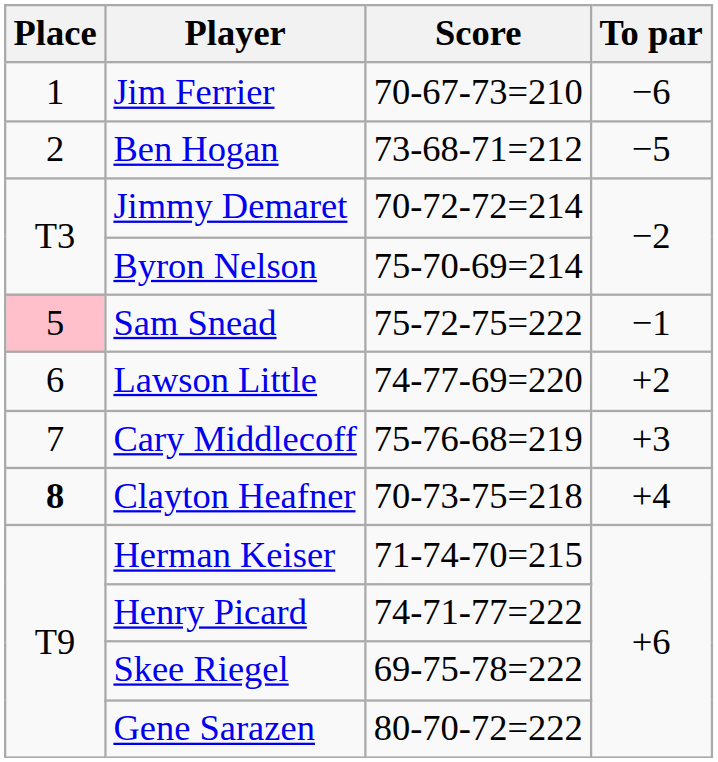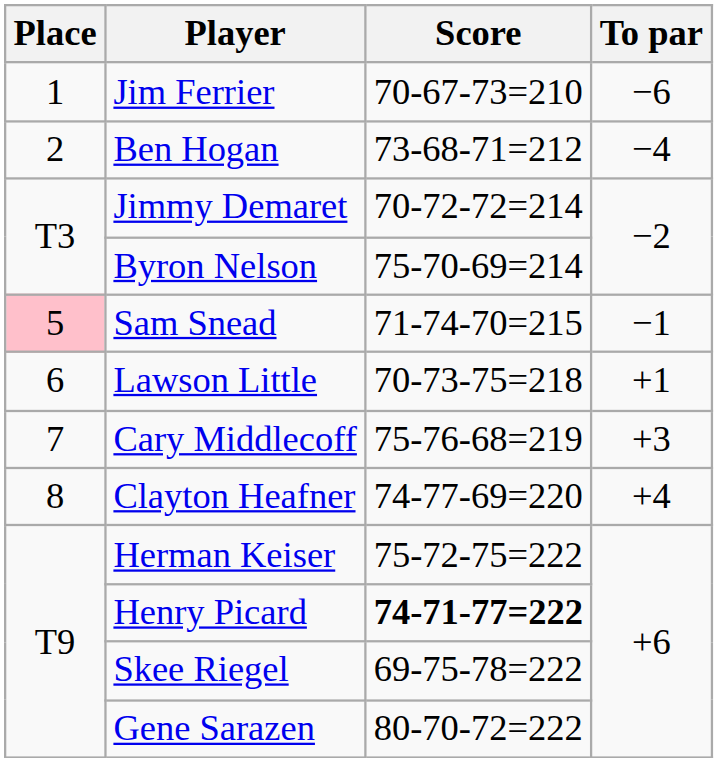(651, 149) −5 -> (651, 149) −4
(478, 322) 75-72-75=222 -> (478, 322) 71-74-70=215
(478, 380) 74-77-69=220 -> (478, 380) 70-73-75=218
(651, 380) +2 -> (651, 380) +1
(55, 496) bold -> (55, 496) normal
(478, 496) 70-73-75=218 -> (478, 496) 74-77-69=220
(478, 554) 71-74-70=215 -> (478, 554) 75-72-75=222
(478, 611) normal -> (478, 611) bold
